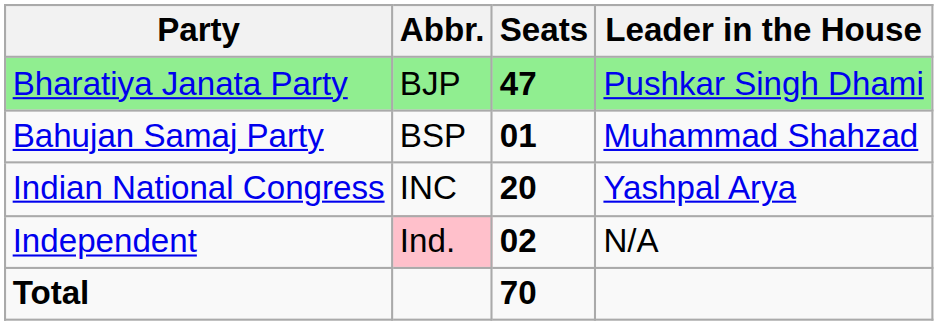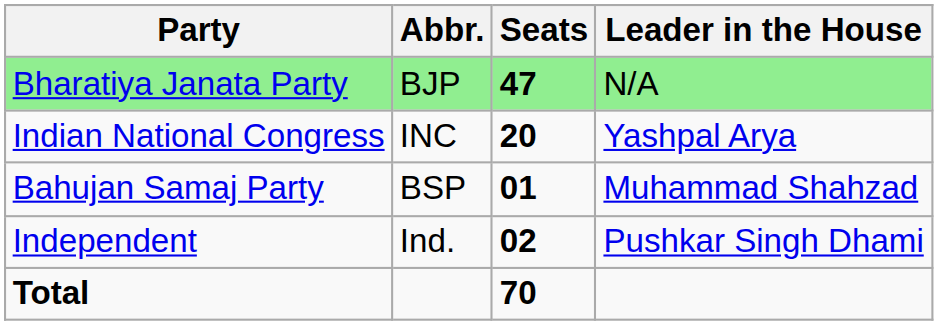(764, 83) Pushkar Singh Dhami -> (631, 83) N/A
rows swapped: (199, 188) <-> (168, 135)
(427, 240) pink background -> (427, 240) no background
(631, 240) N/A -> (764, 240) Pushkar Singh Dhami
